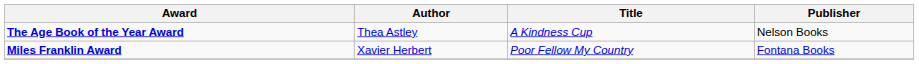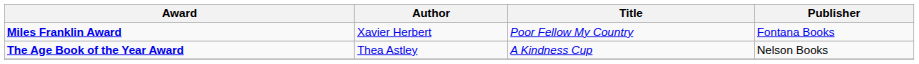rows swapped: (95, 31) <-> (64, 50)
